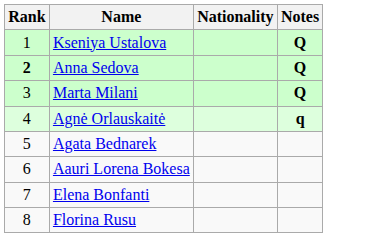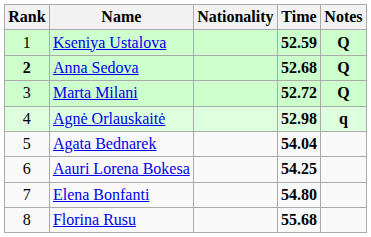+ column: (299, 17)
